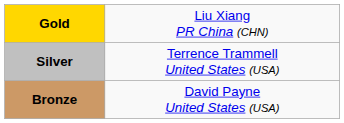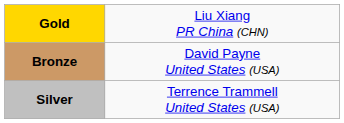rows swapped: (55, 61) <-> (55, 99)
